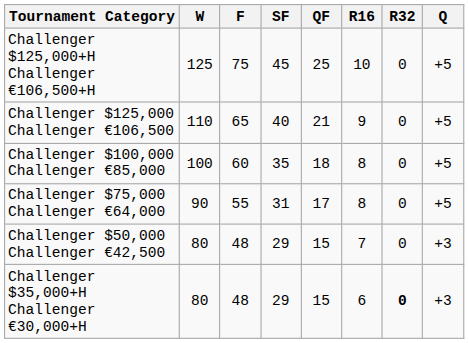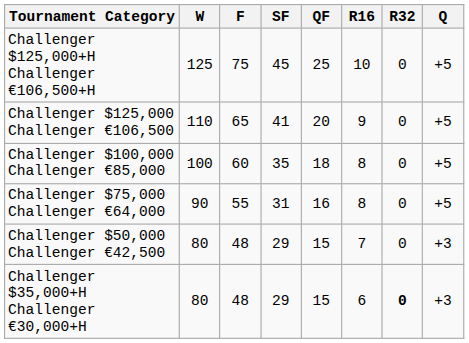(281, 123) 40 -> (281, 123) 41
(321, 123) 21 -> (321, 123) 20
(321, 204) 17 -> (321, 204) 16
